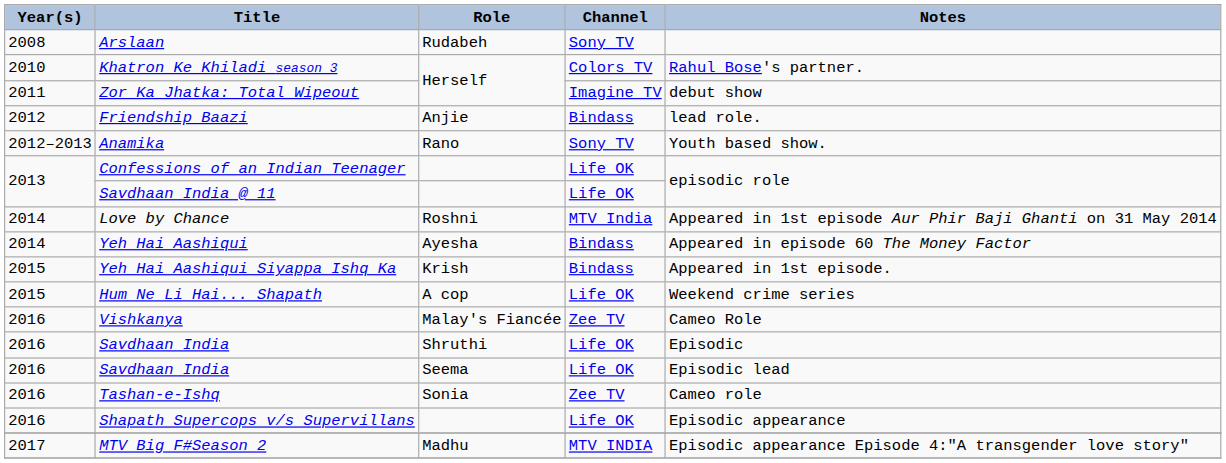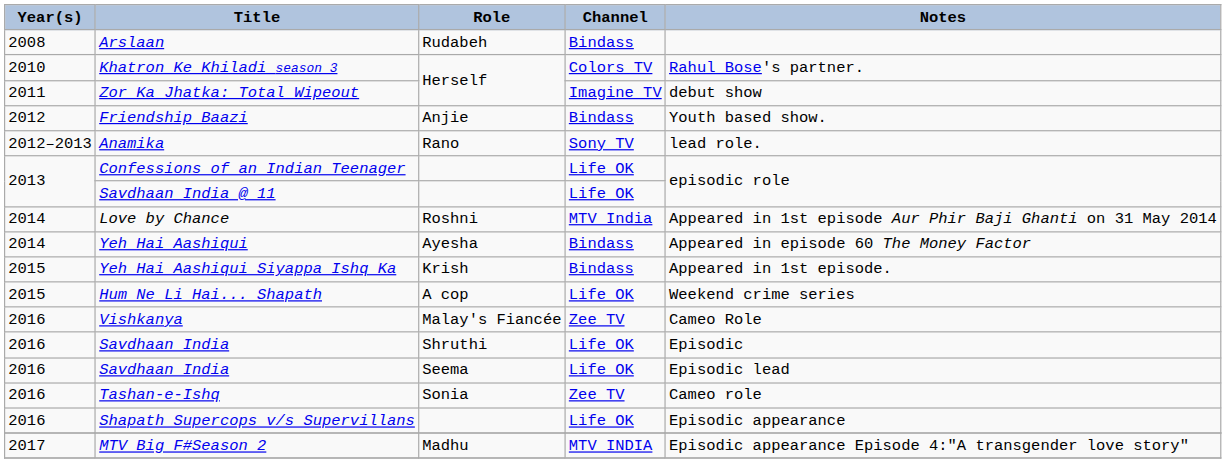(601, 42) Sony TV -> (601, 42) Bindass
(715, 118) lead role. -> (748, 118) Youth based show.
(748, 143) Youth based show. -> (715, 143) lead role.
